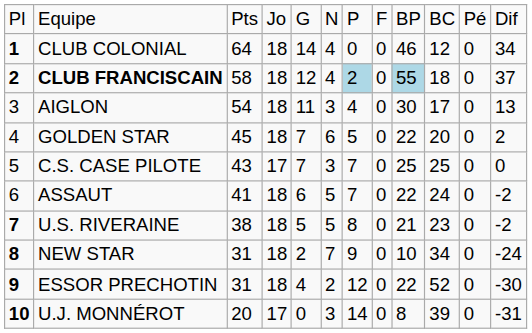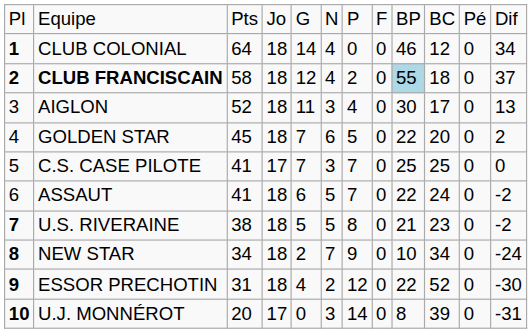(352, 78) lightblue background -> (352, 78) no background
(242, 107) 54 -> (242, 107) 52
(242, 166) 43 -> (242, 166) 41
(242, 254) 31 -> (242, 254) 34
